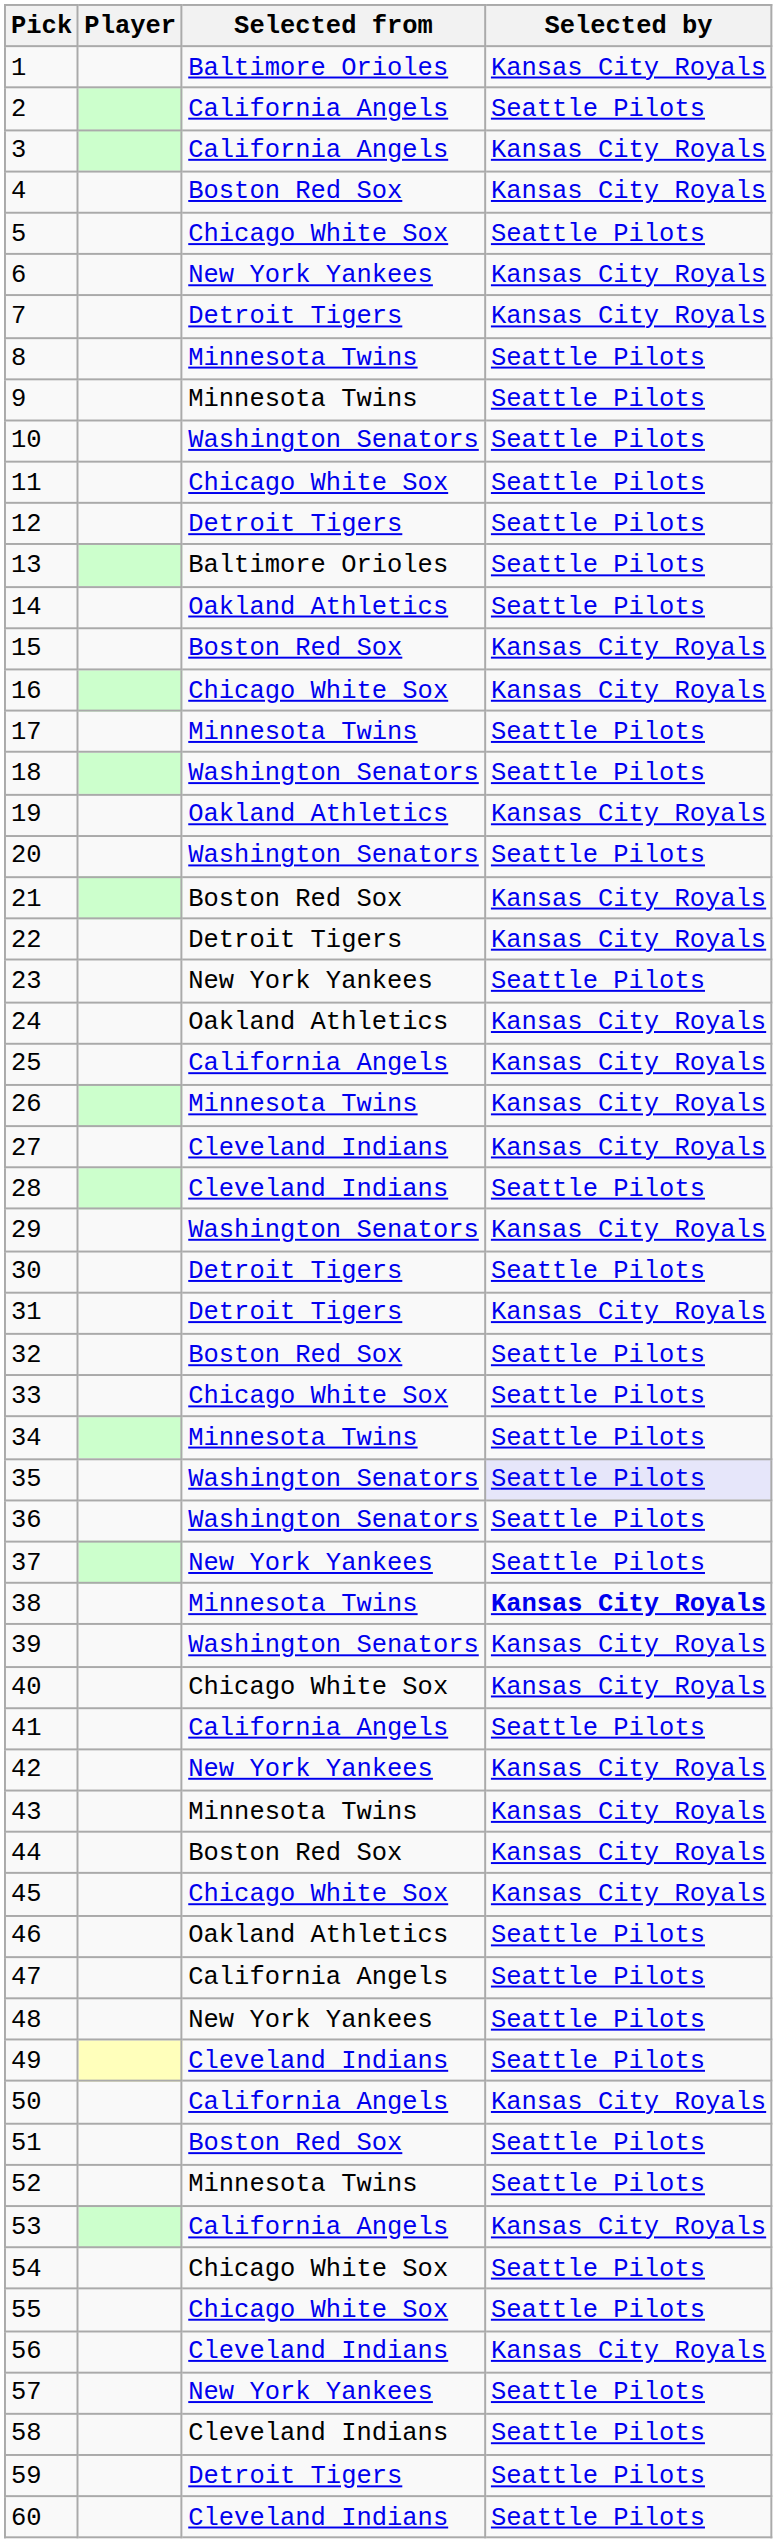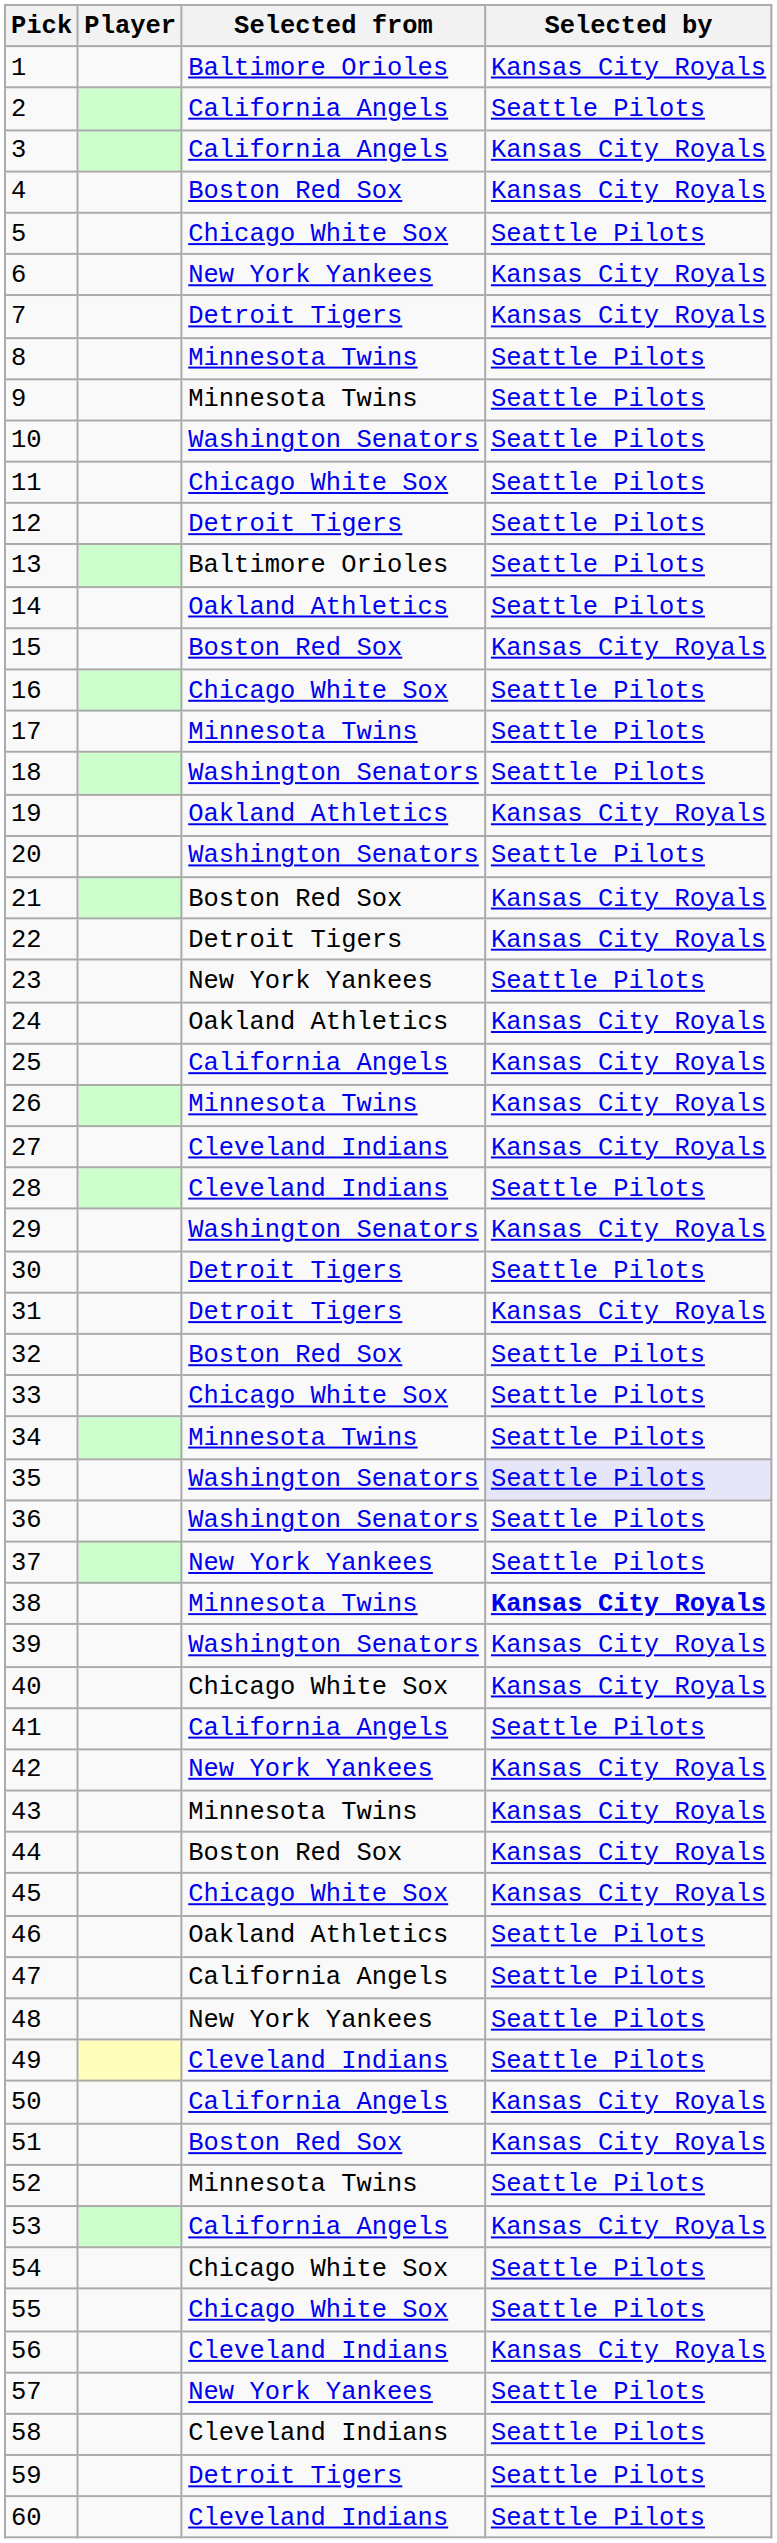(629, 690) Kansas City Royals -> (598, 690) Seattle Pilots
(598, 2144) Seattle Pilots -> (629, 2144) Kansas City Royals
